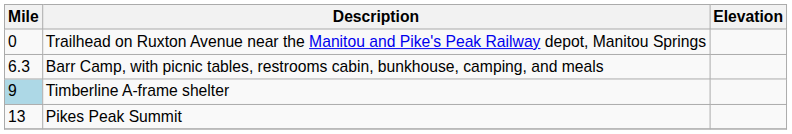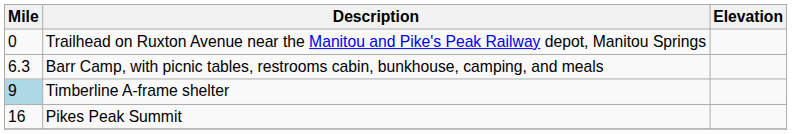(17, 116) 13 -> (17, 116) 16
